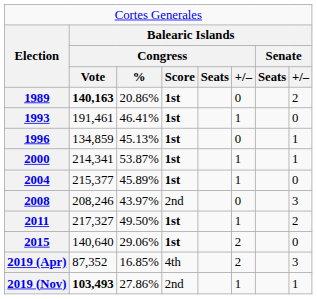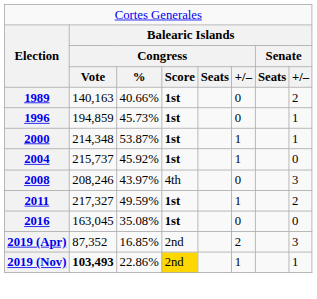(93, 96) bold -> (93, 96) normal
(139, 96) 20.86% -> (139, 96) 40.66%
- row: (37, 117)
(93, 138) 134,859 -> (93, 117) 194,859
(139, 138) 45.13% -> (139, 117) 45.73%
(93, 158) 214,341 -> (93, 138) 214,348
(93, 179) 215,377 -> (93, 158) 215,737
(139, 179) 45.89% -> (139, 158) 45.92%
(174, 200) 2nd -> (173, 179) 4th
(139, 220) 49.50% -> (139, 200) 49.59%
- row: (37, 241)
+ row: (37, 220)
(173, 262) 4th -> (174, 241) 2nd
(139, 282) 27.86% -> (139, 262) 22.86%
(174, 282) no background -> (174, 262) gold background
